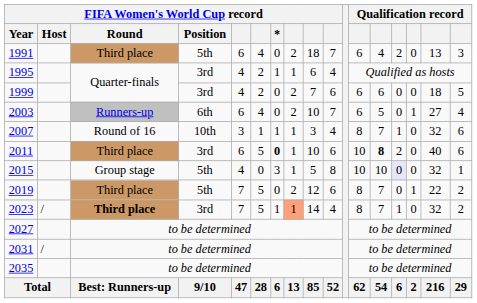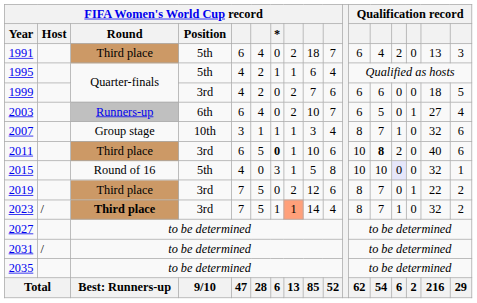(205, 72) 3rd -> (205, 72) 5th
(125, 131) Round of 16 -> (125, 131) Group stage
(125, 170) Group stage -> (125, 170) Round of 16
(205, 190) 5th -> (205, 190) 3rd
